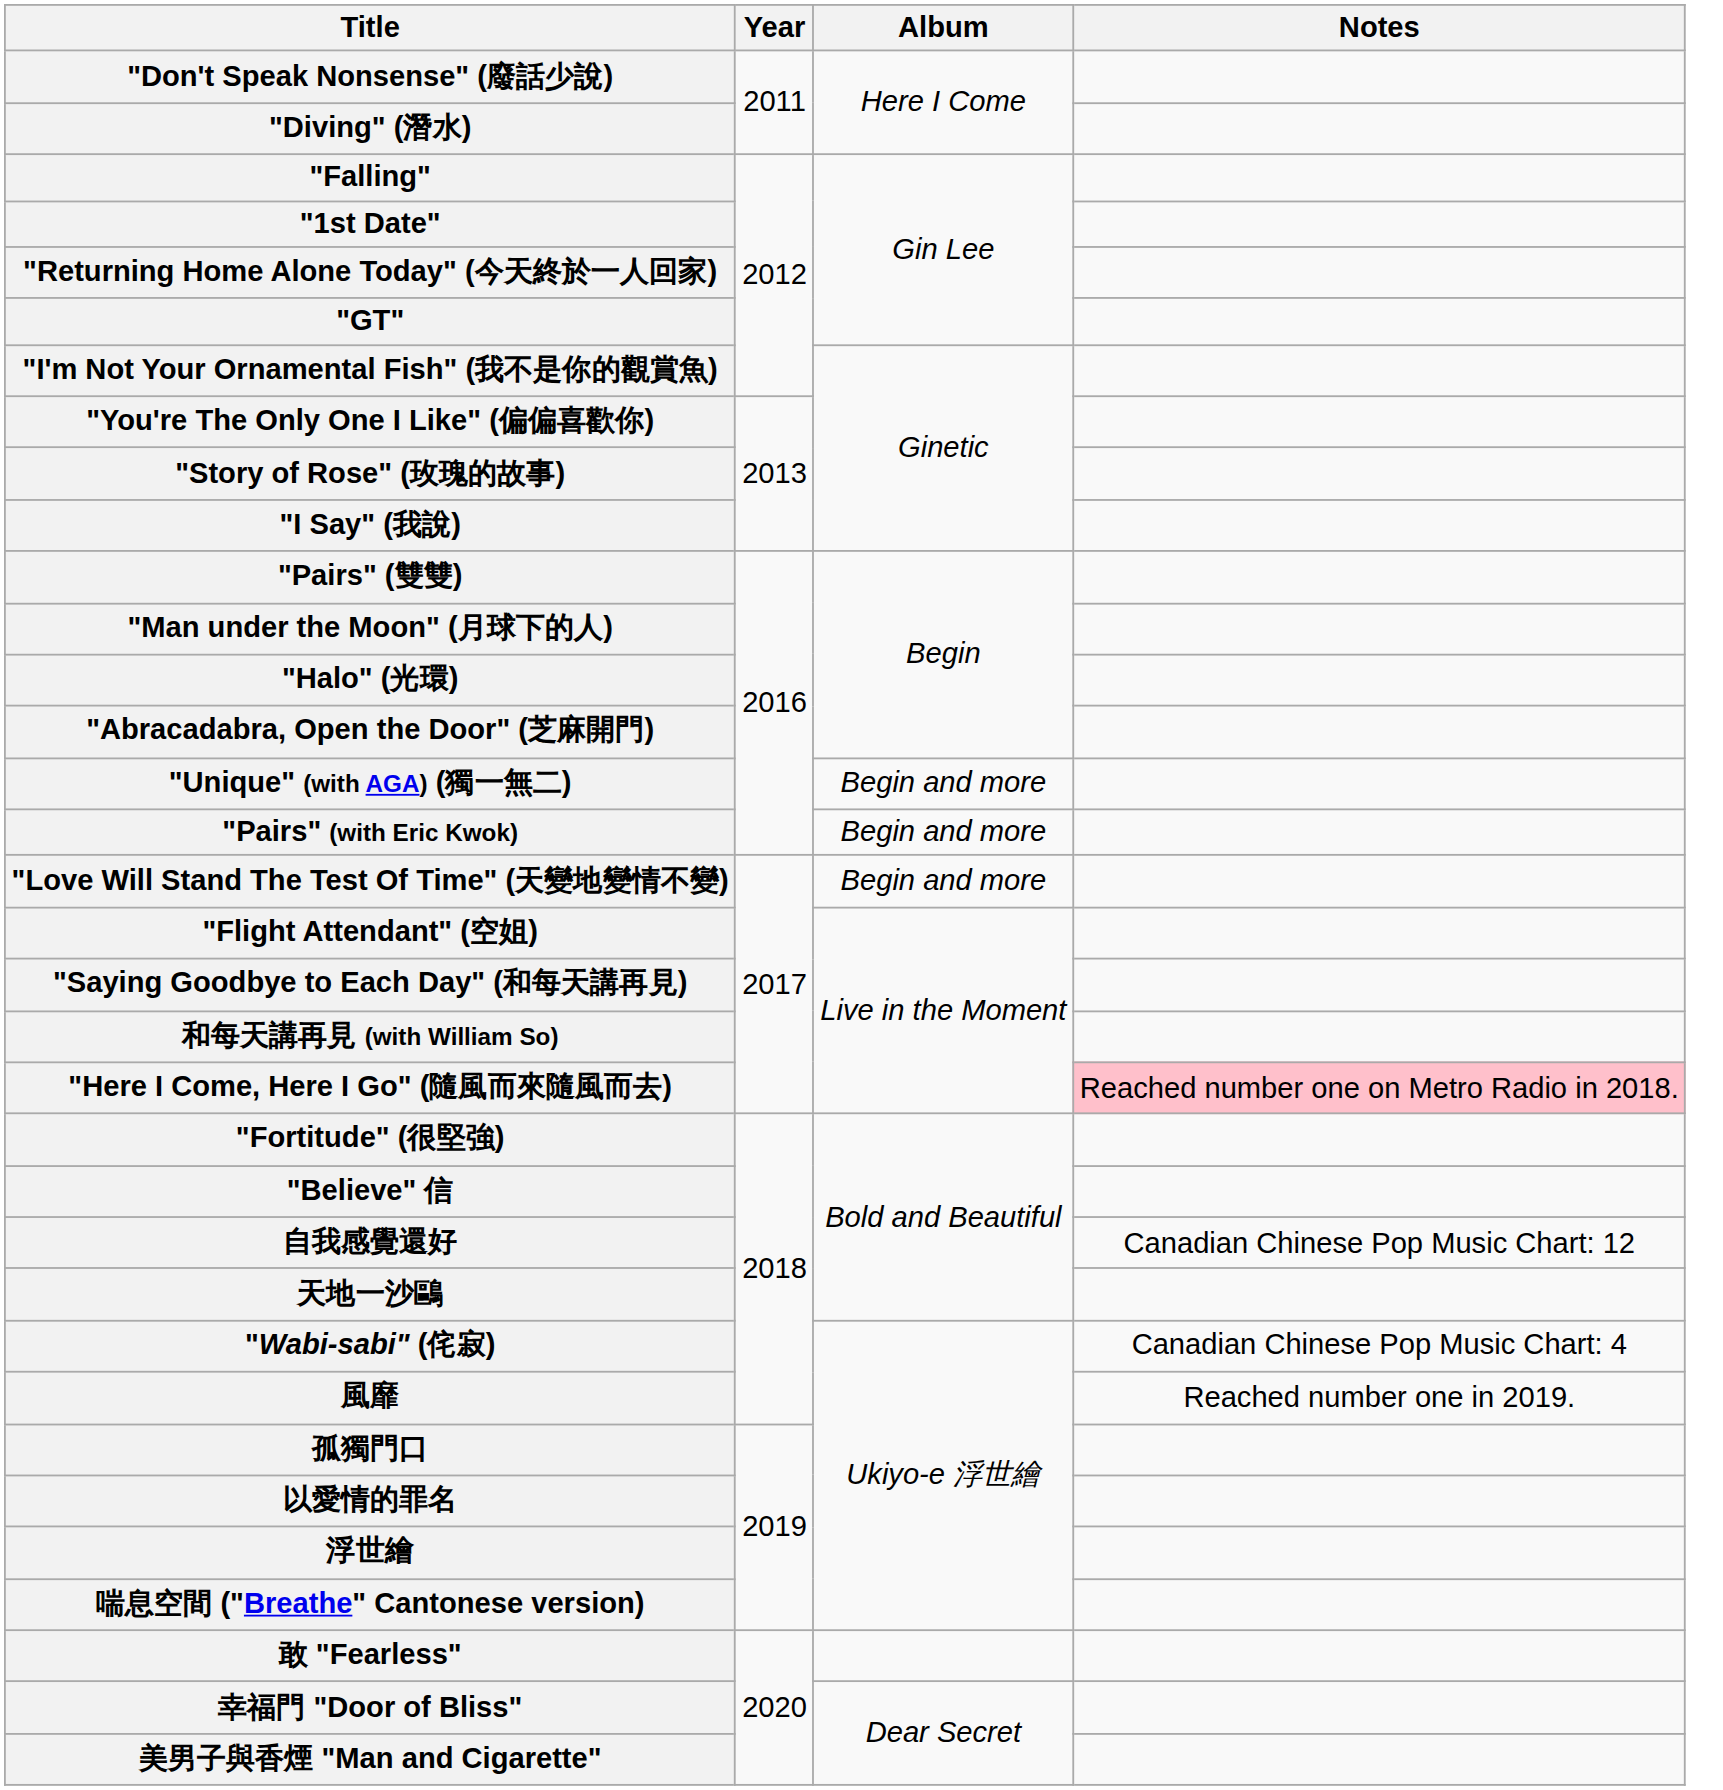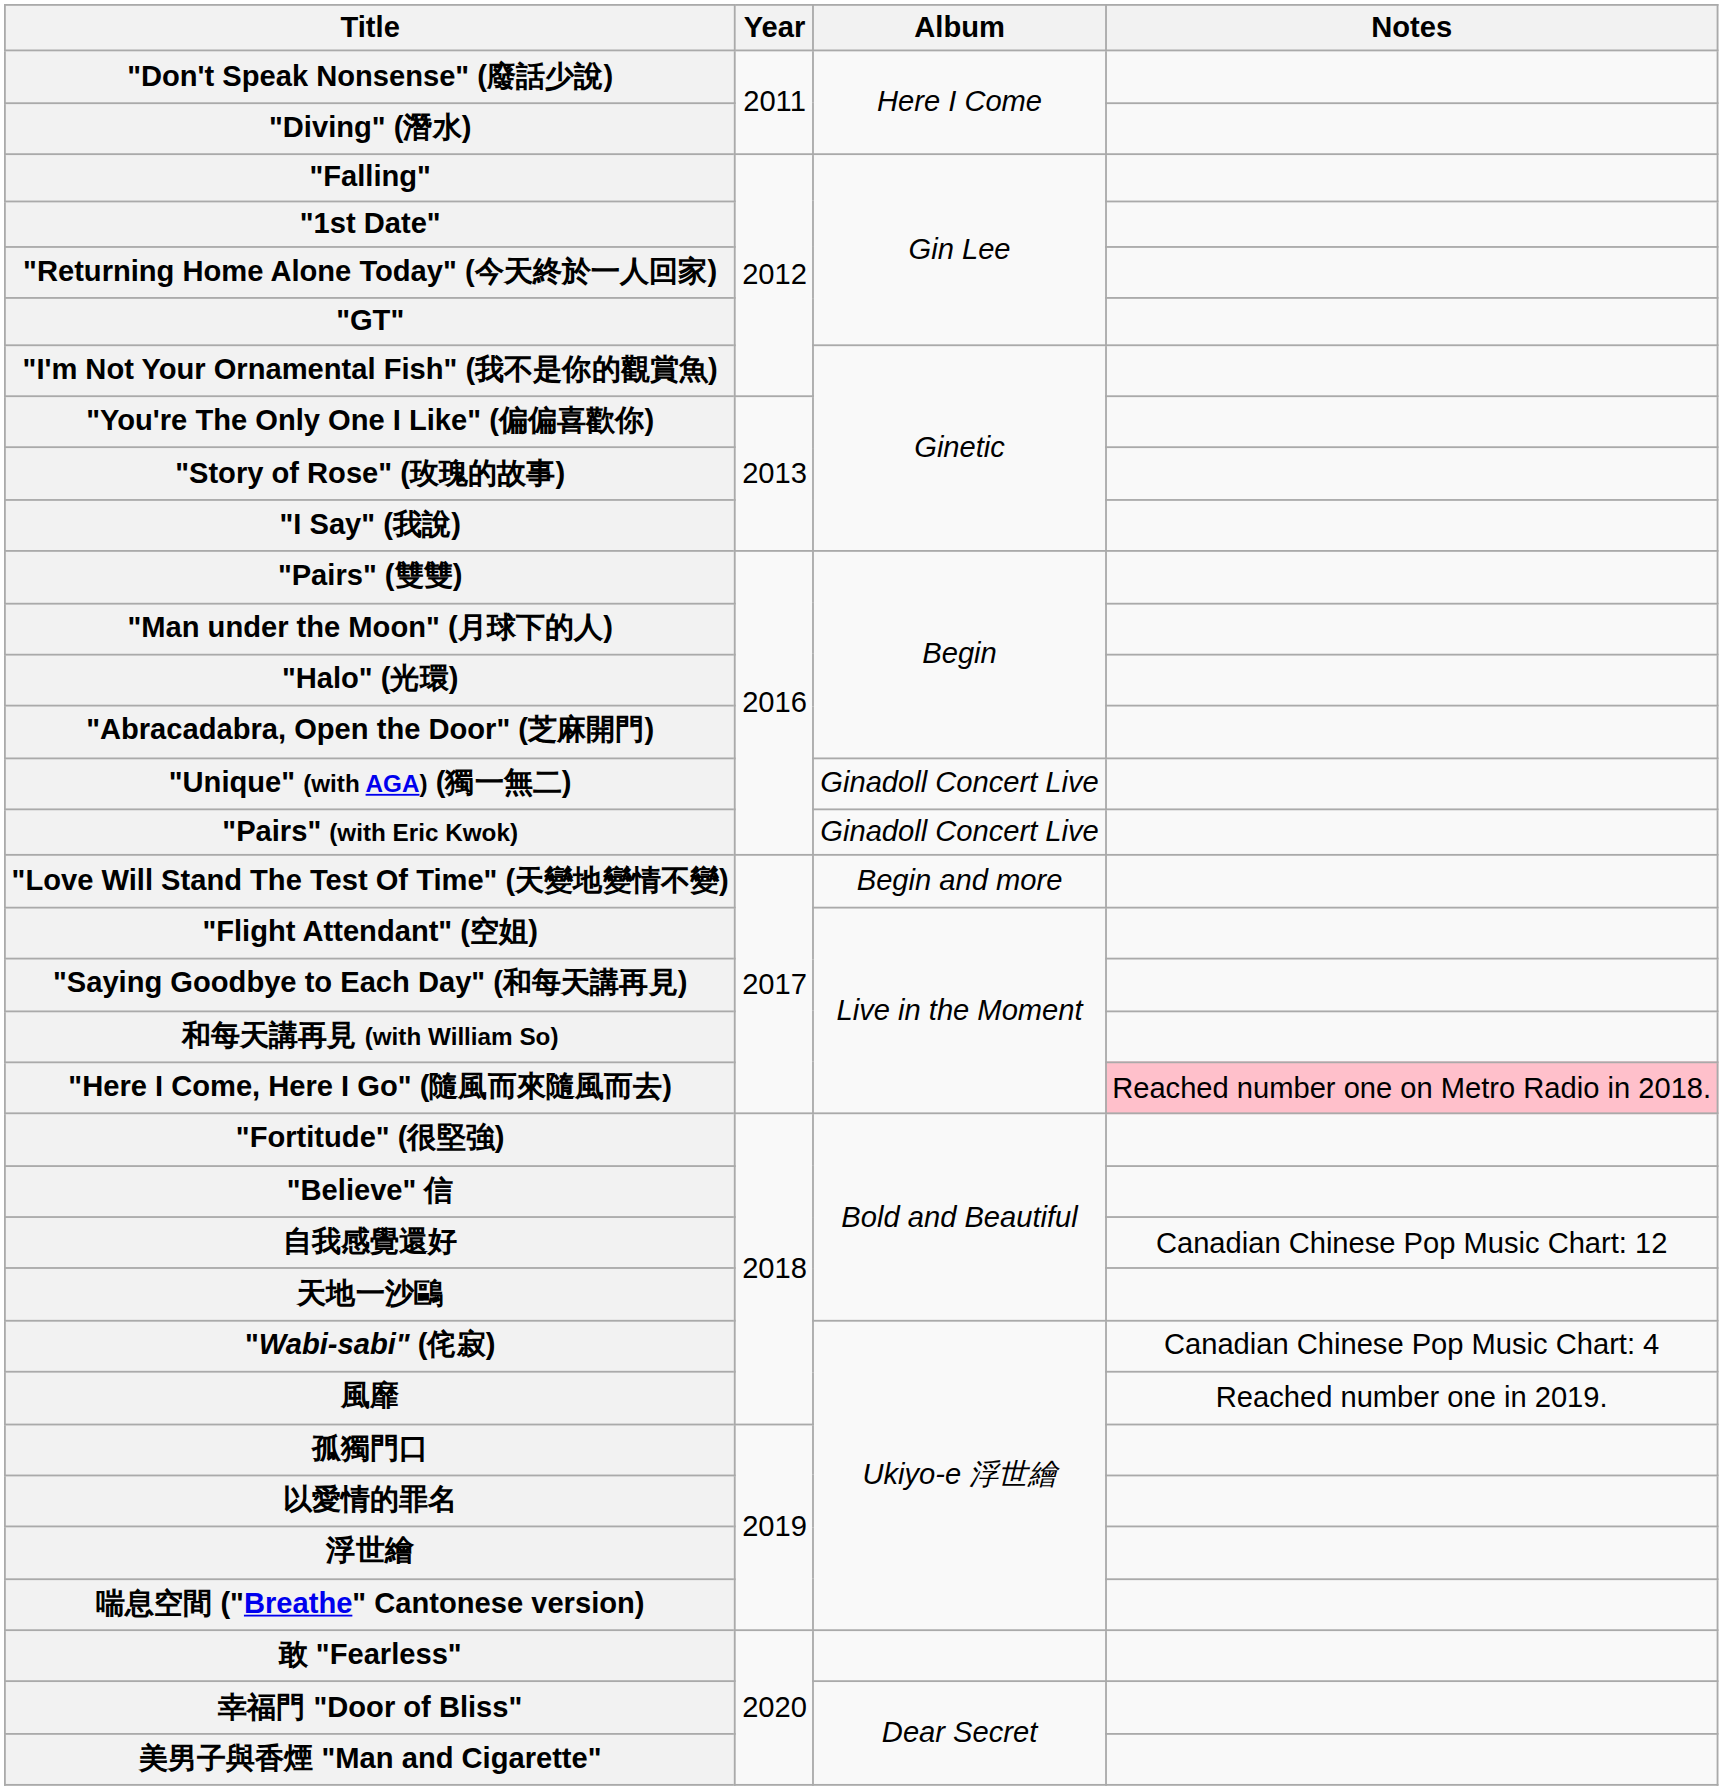(943, 783) Begin and more -> (960, 783) Ginadoll Concert Live
(943, 832) Begin and more -> (960, 832) Ginadoll Concert Live
